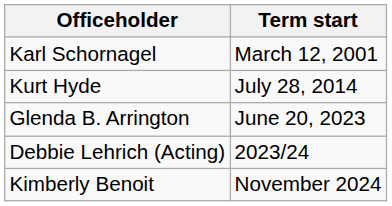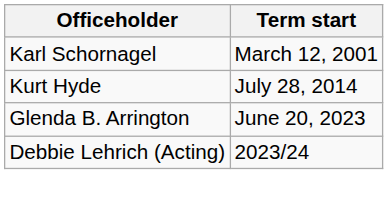- row: (82, 184)
